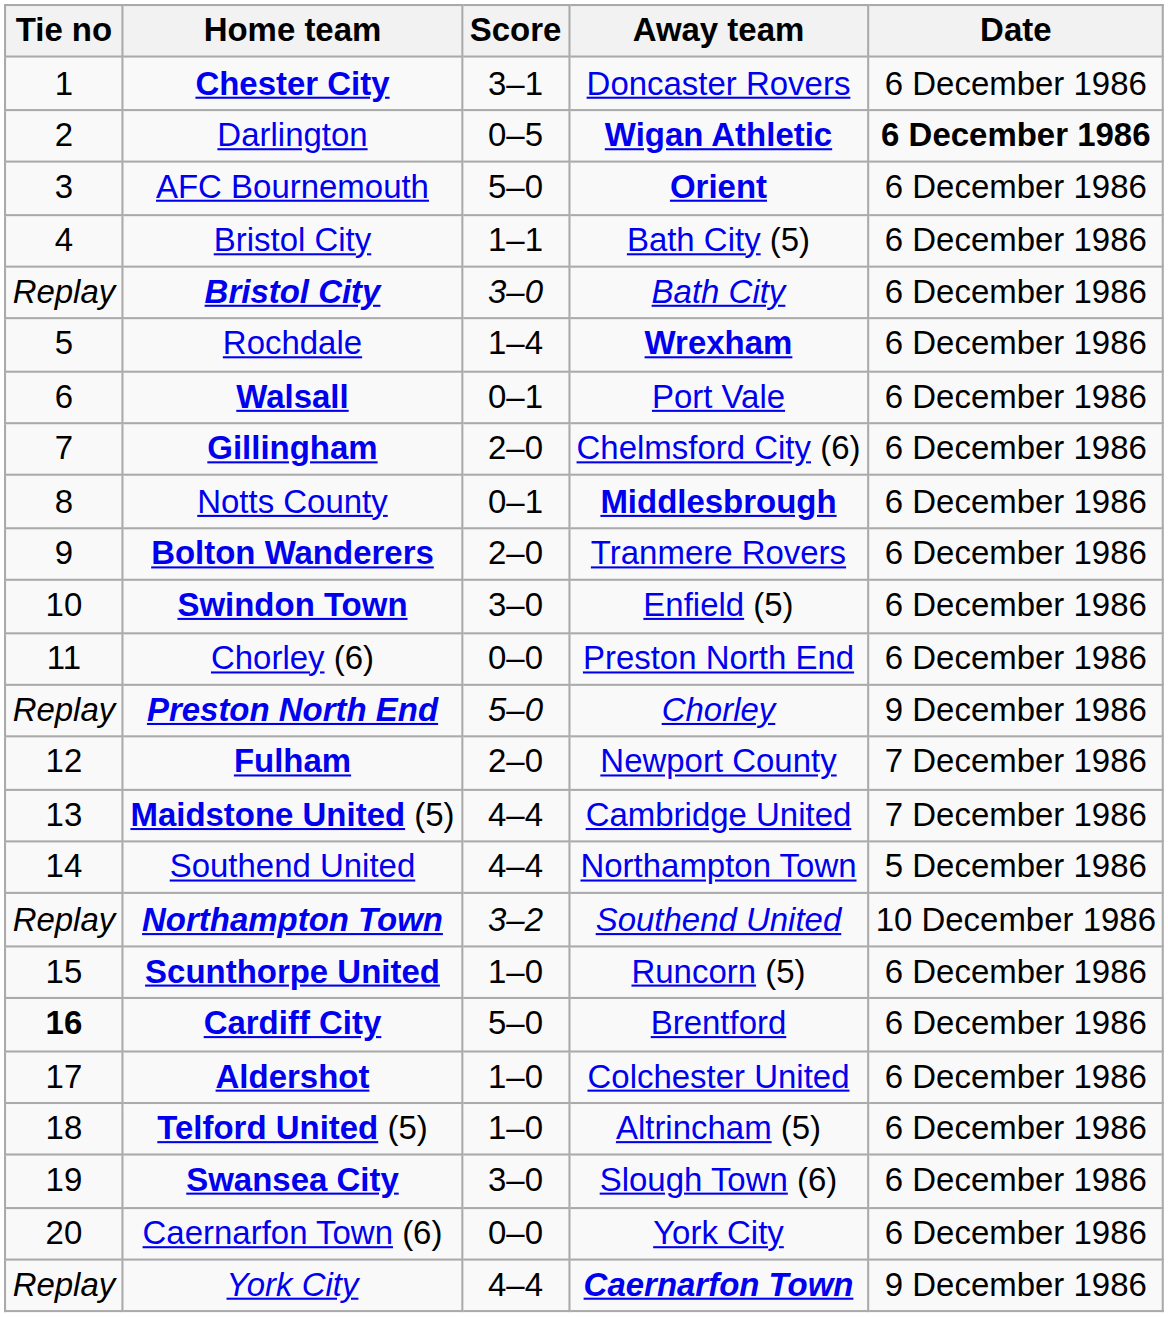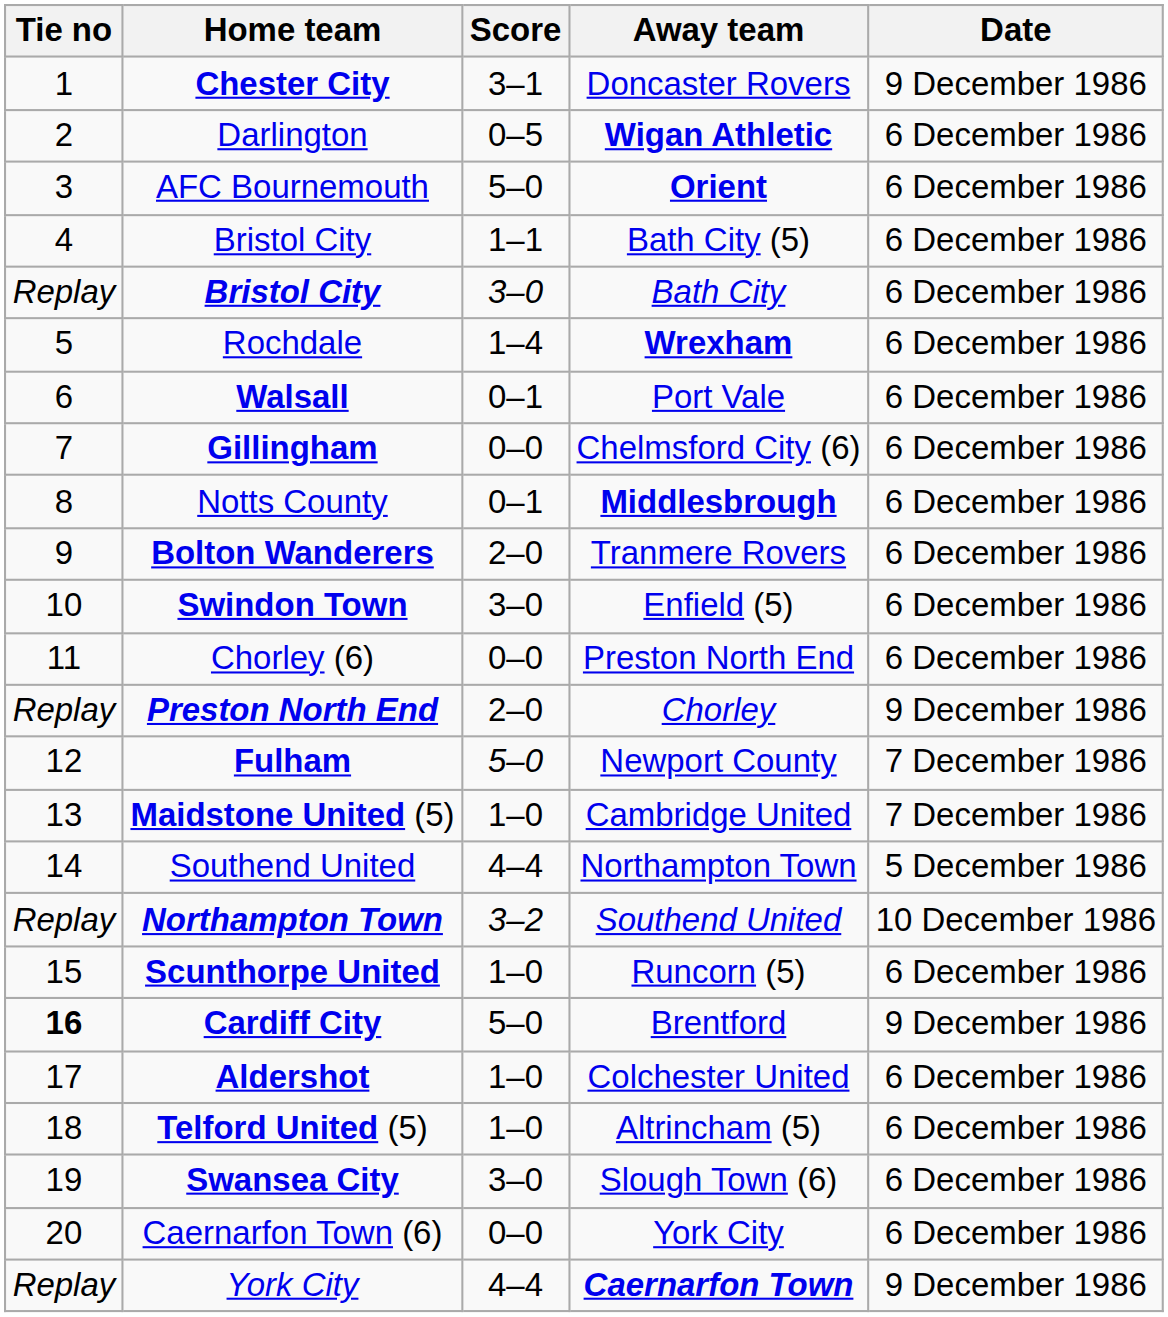(1016, 82) 6 December 1986 -> (1016, 82) 9 December 1986
(1016, 135) bold -> (1016, 135) normal
(516, 448) 2–0 -> (516, 448) 0–0
(516, 710) 5–0 -> (516, 710) 2–0
(516, 762) 2–0 -> (516, 762) 5–0
(516, 814) 4–4 -> (516, 814) 1–0
(1016, 1023) 6 December 1986 -> (1016, 1023) 9 December 1986
